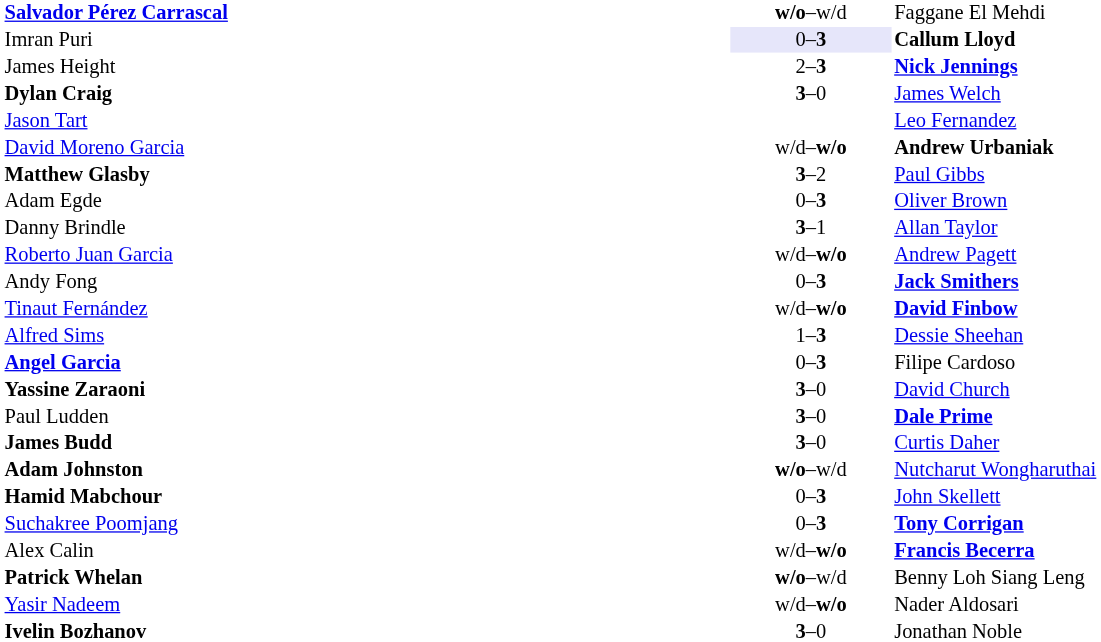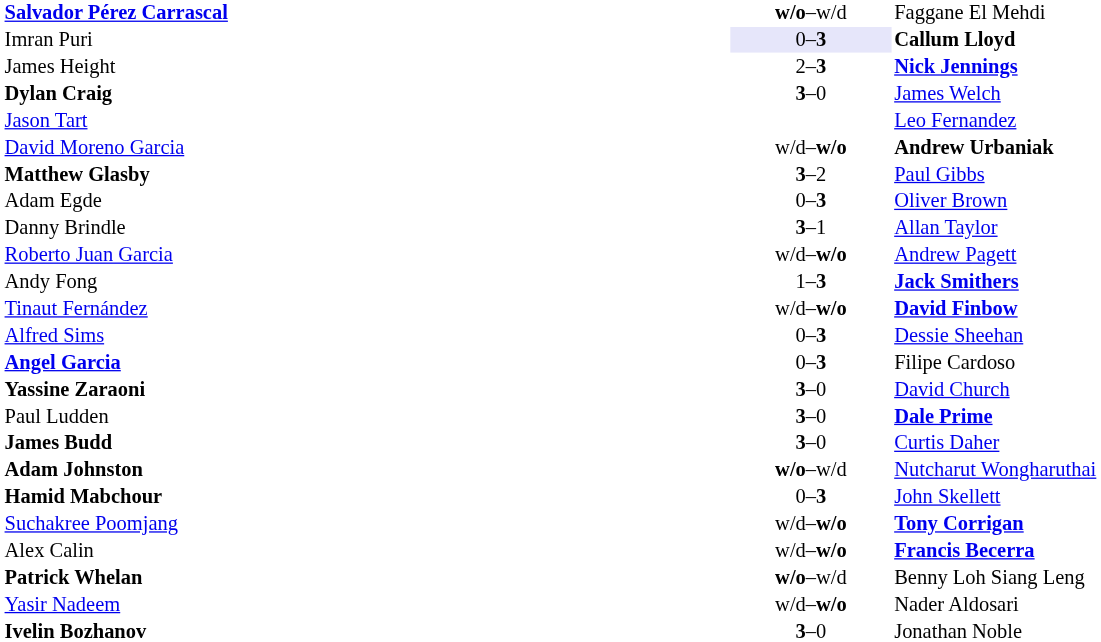(811, 281) 0–3 -> (811, 281) 1–3
(811, 335) 1–3 -> (811, 335) 0–3
(811, 523) 0–3 -> (811, 523) w/d–w/o
